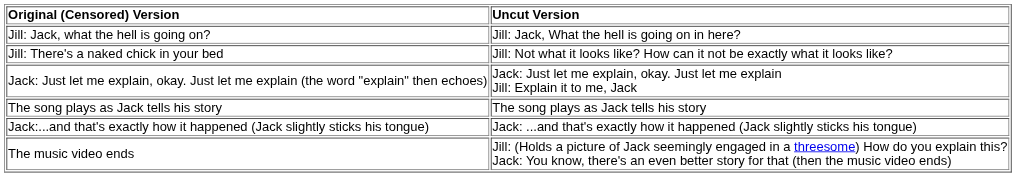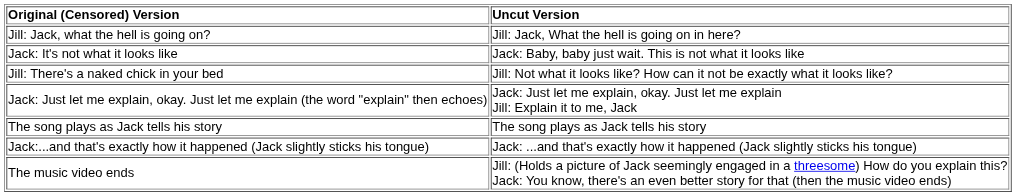+ row: (93, 54)
